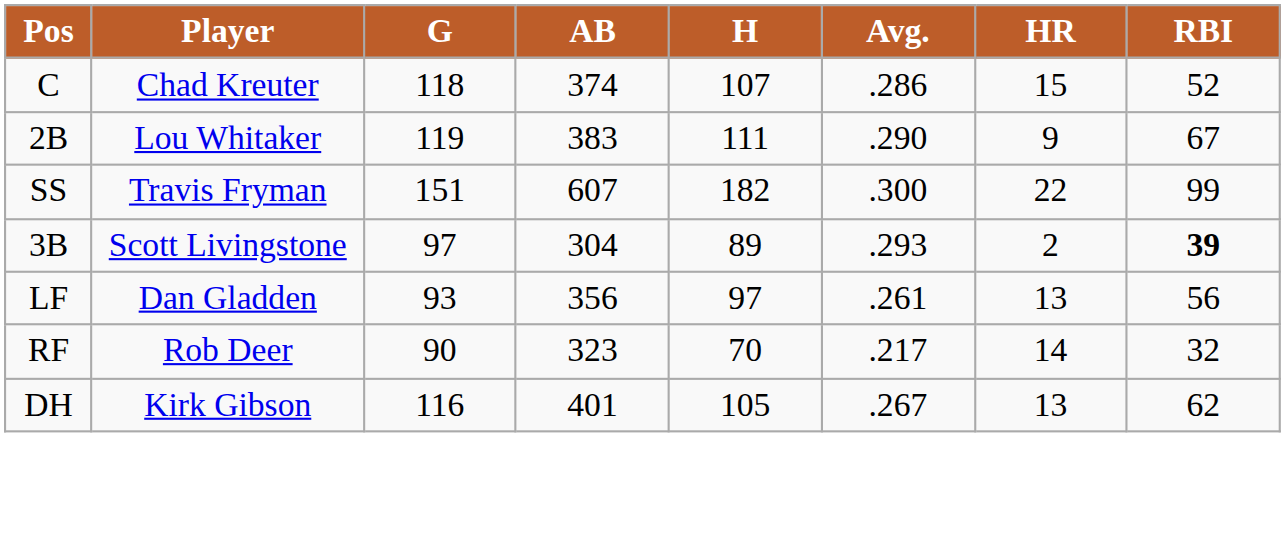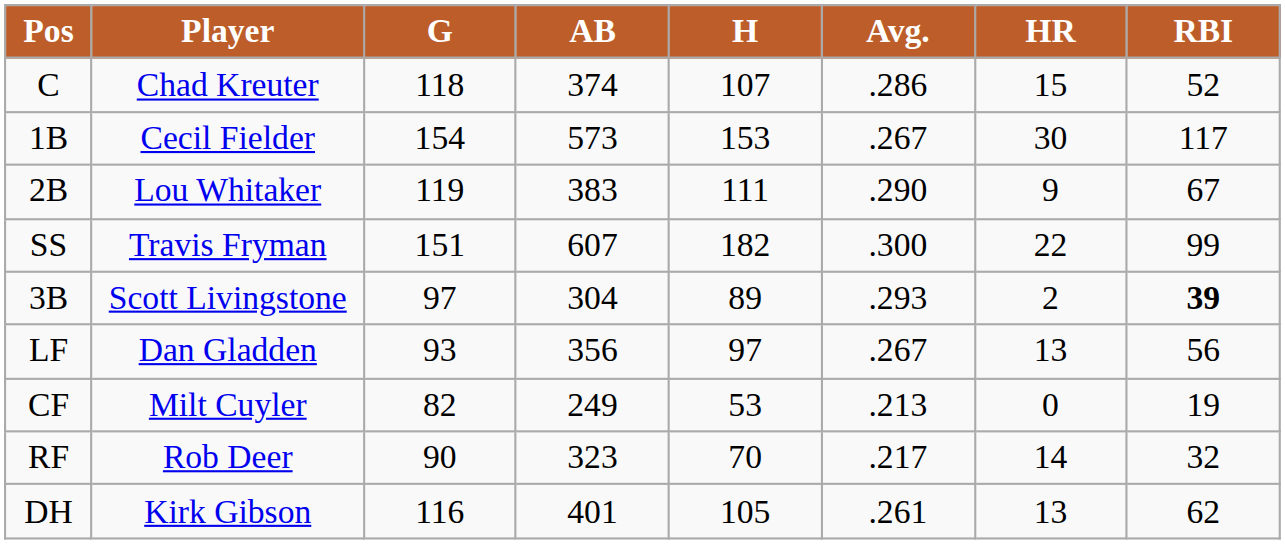+ row: (49, 137)
(898, 297) .261 -> (898, 350) .267
+ row: (49, 404)
(898, 404) .267 -> (898, 510) .261
